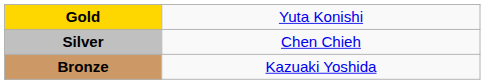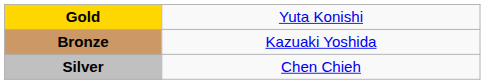rows swapped: (83, 41) <-> (83, 66)
